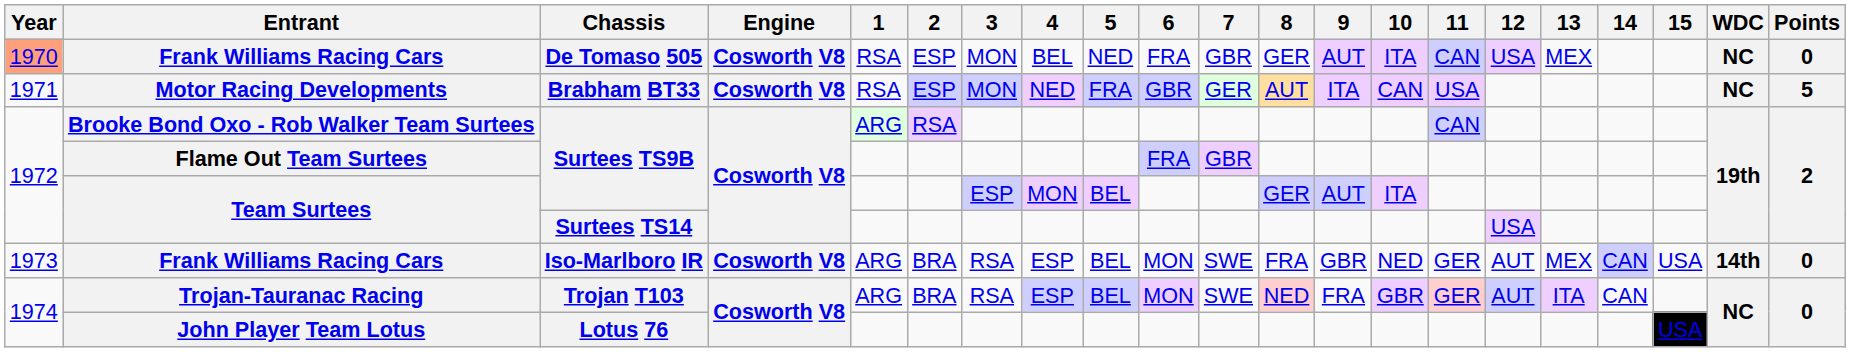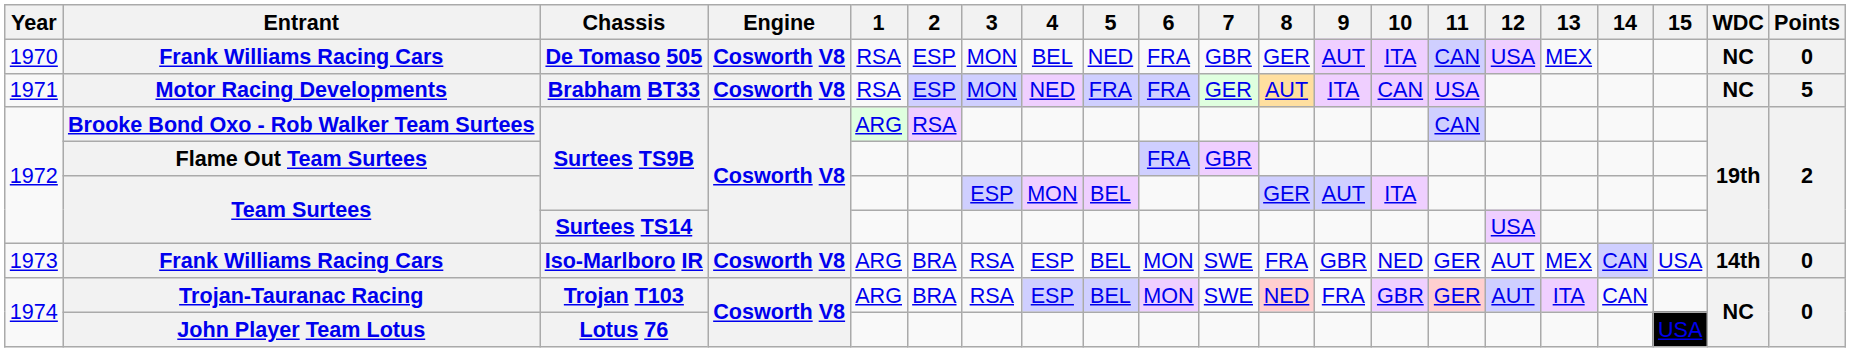(34, 56) lightsalmon background -> (34, 56) no background
(1169, 90) GBR -> (1169, 90) FRA
